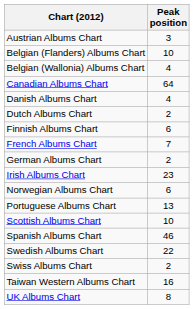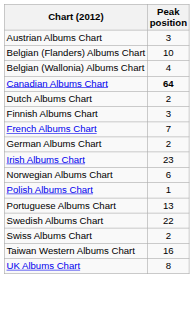(168, 83) normal -> (168, 83) bold
- row: (52, 99)
(168, 129) 6 -> (168, 114) 3
+ row: (50, 190)
- row: (54, 220)
- row: (54, 236)
